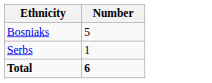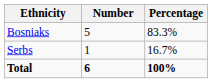+ column: (176, 13)
